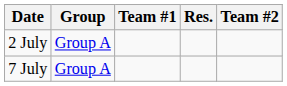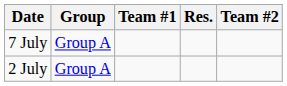rows swapped: (28, 42) <-> (28, 68)
